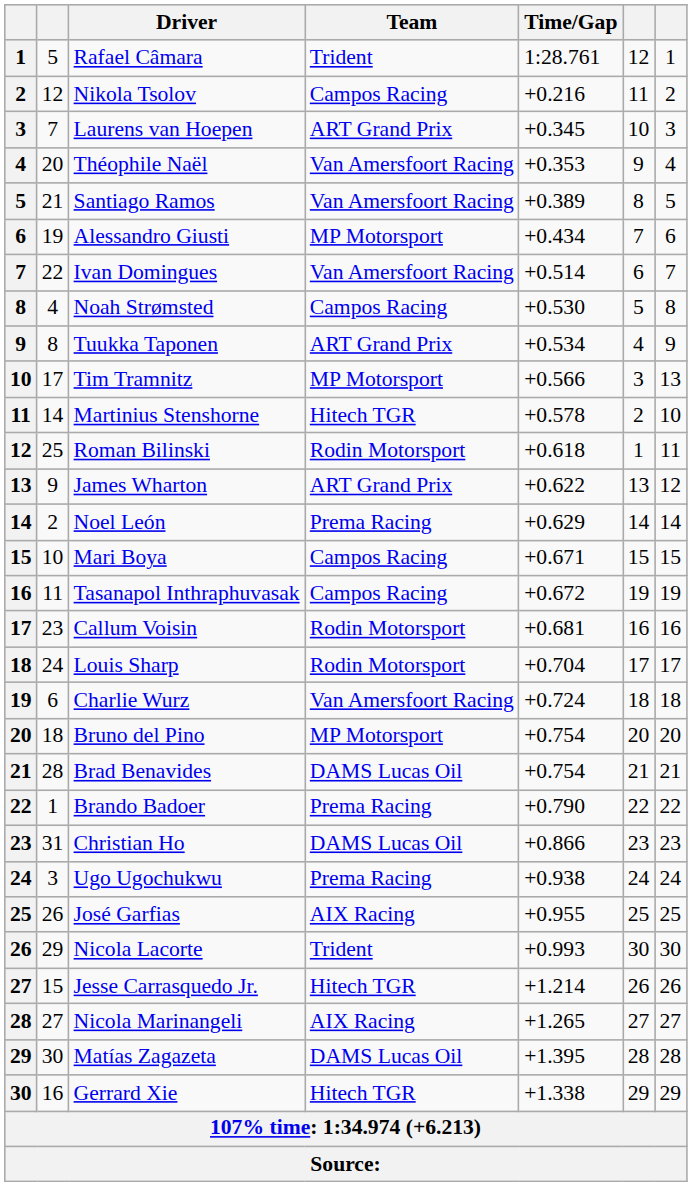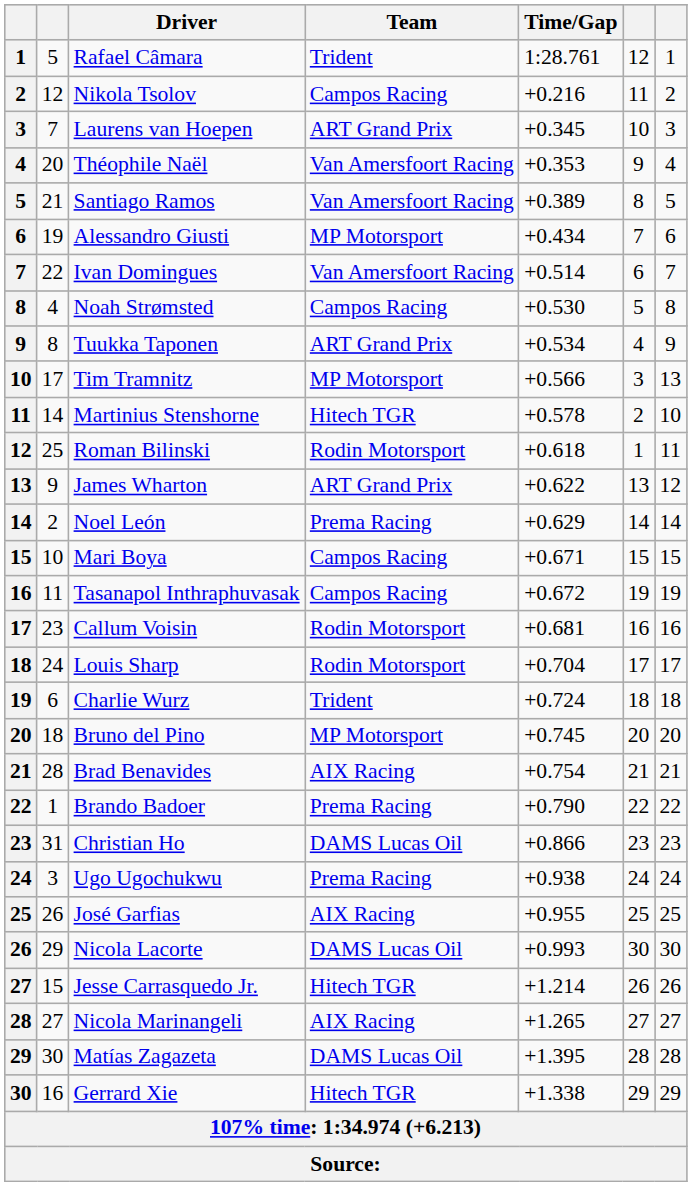(412, 699) Van Amersfoort Racing -> (341, 699) Trident
(555, 735) +0.754 -> (555, 735) +0.745
(386, 771) DAMS Lucas Oil -> (362, 771) AIX Racing
(341, 949) Trident -> (386, 949) DAMS Lucas Oil
